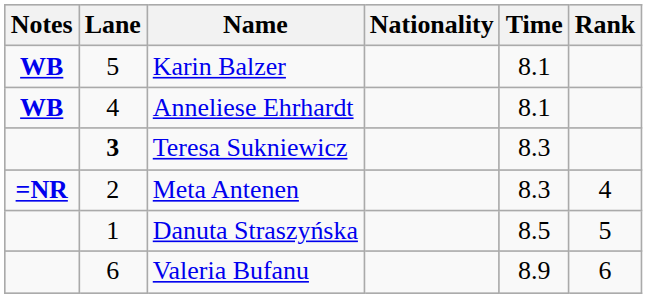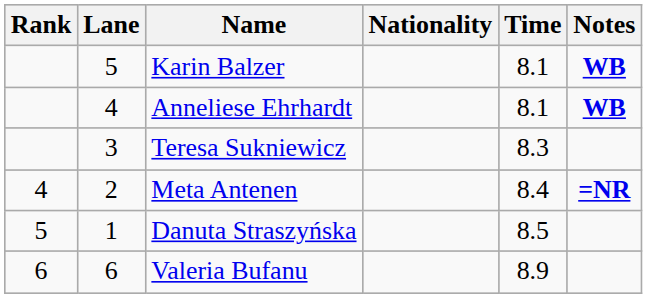columns swapped: (605, 25) <-> (42, 25)
(113, 148) bold -> (111, 148) normal
(534, 189) 8.3 -> (533, 189) 8.4
